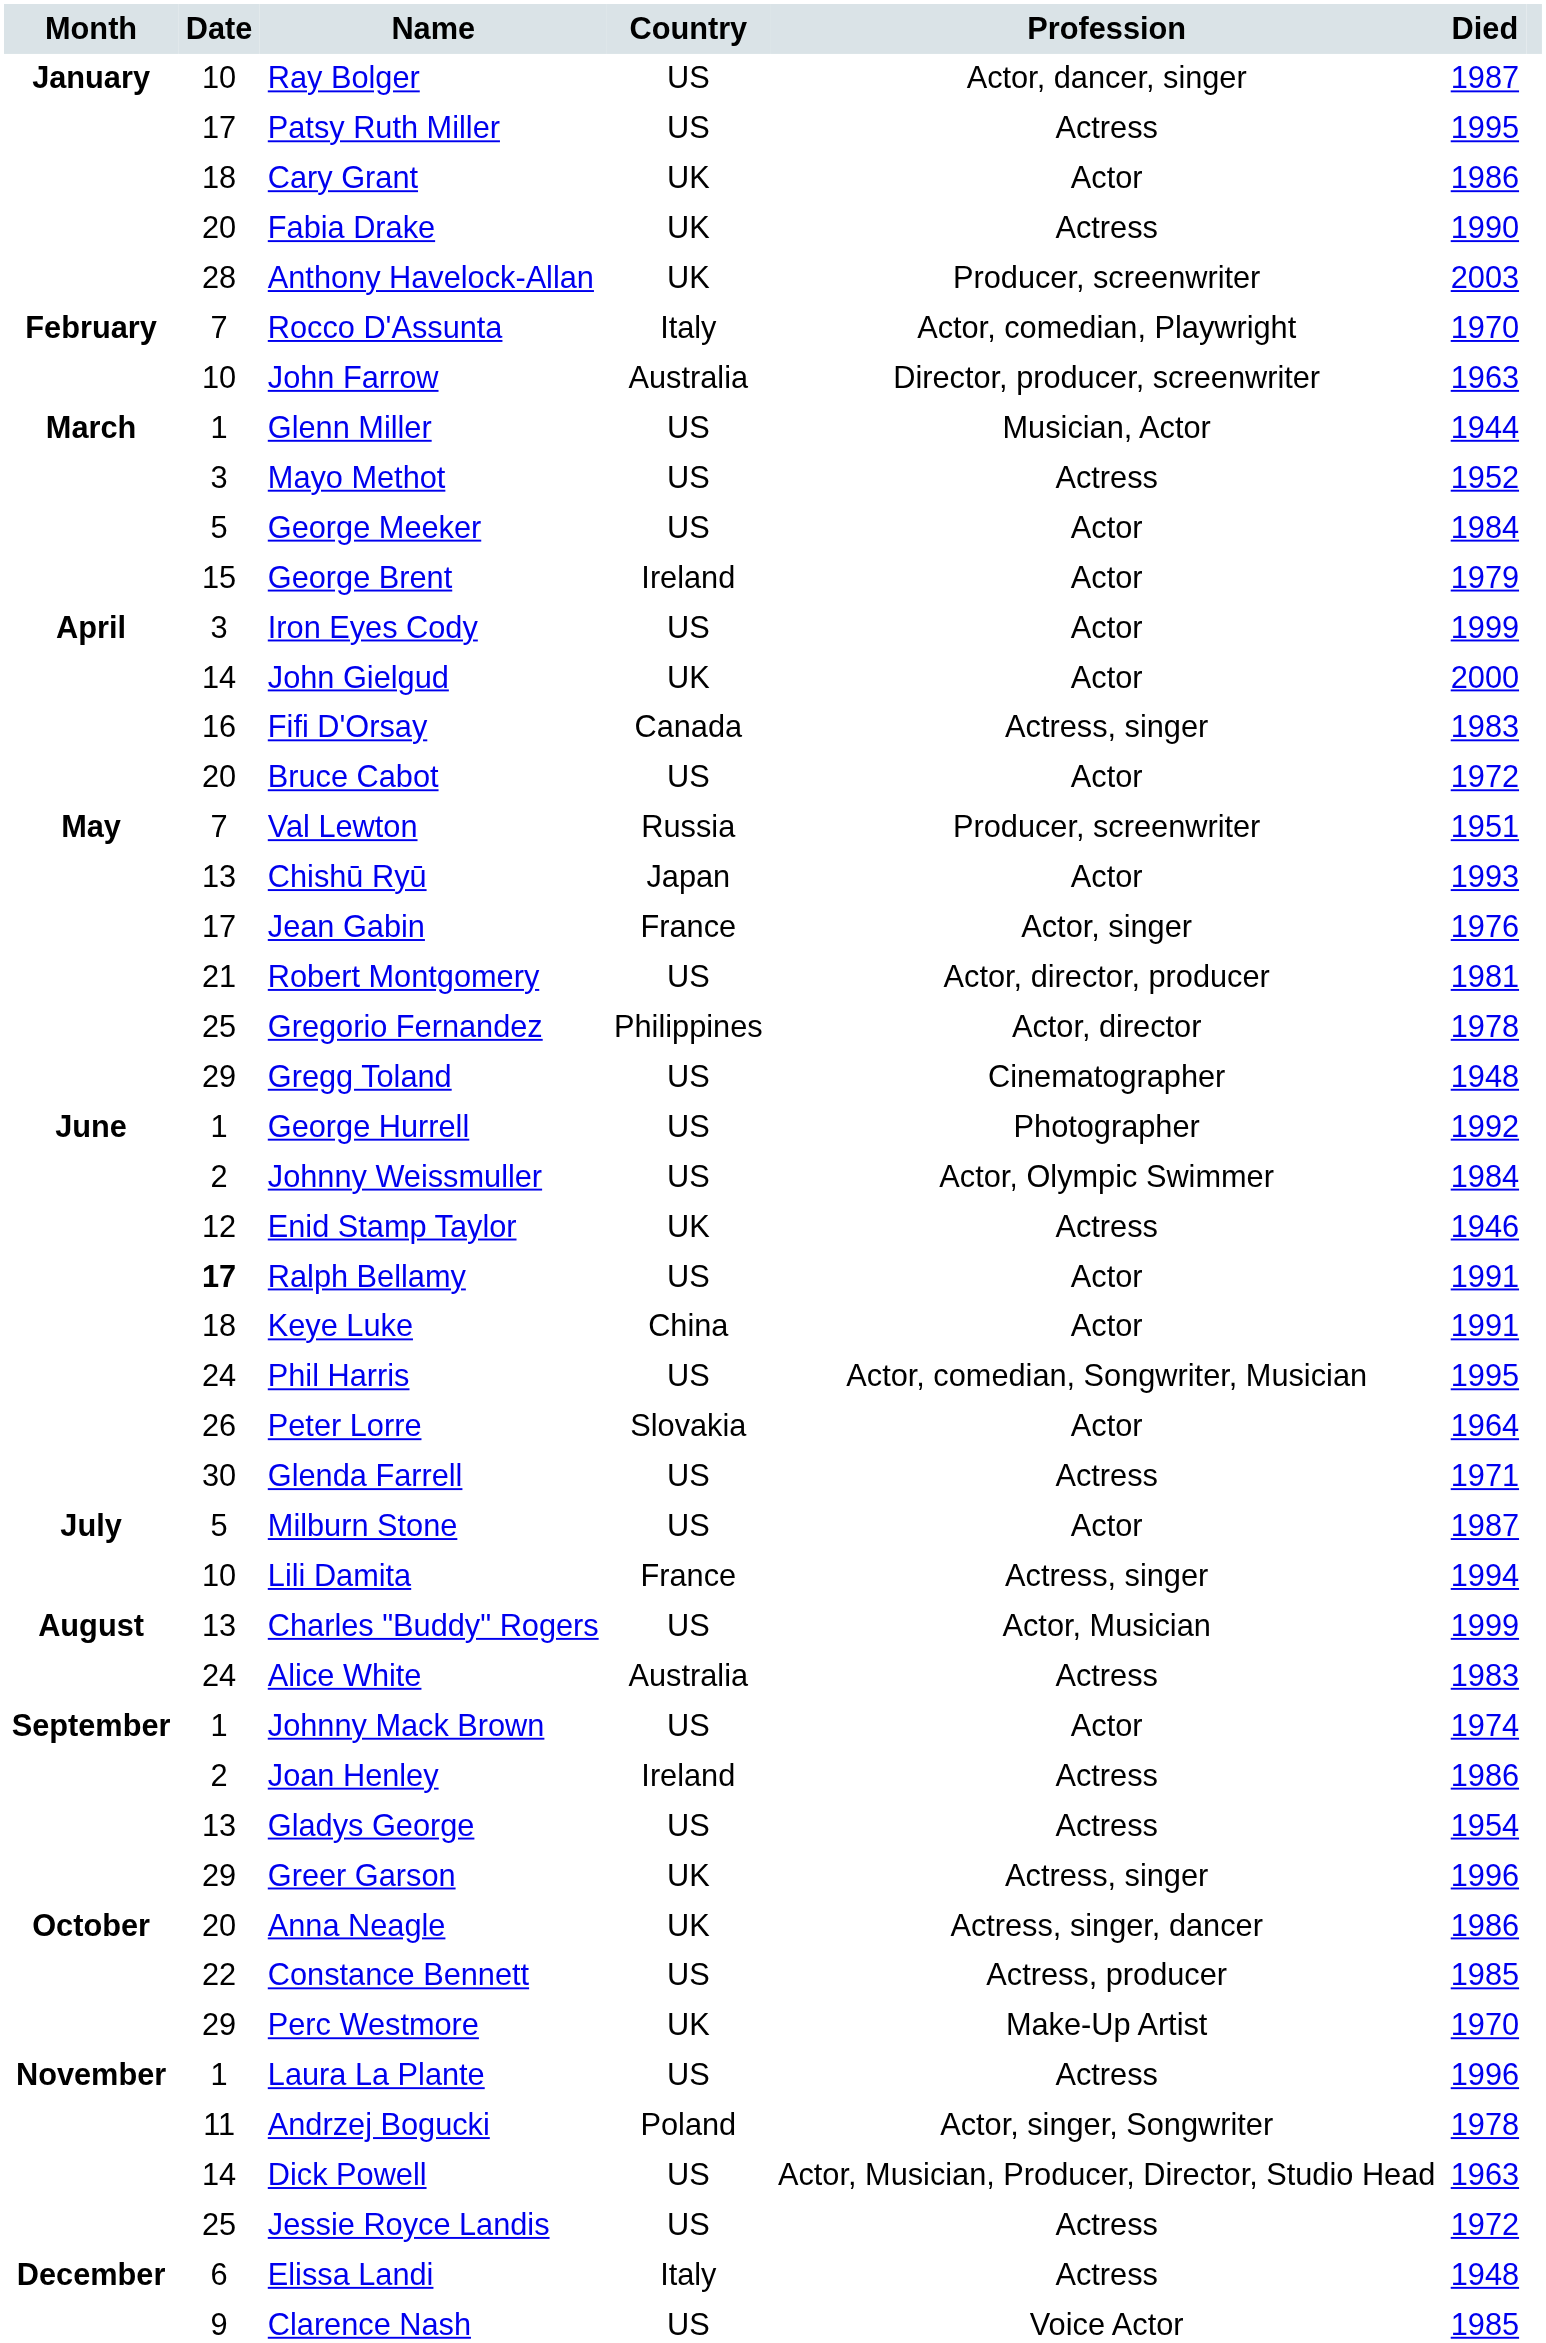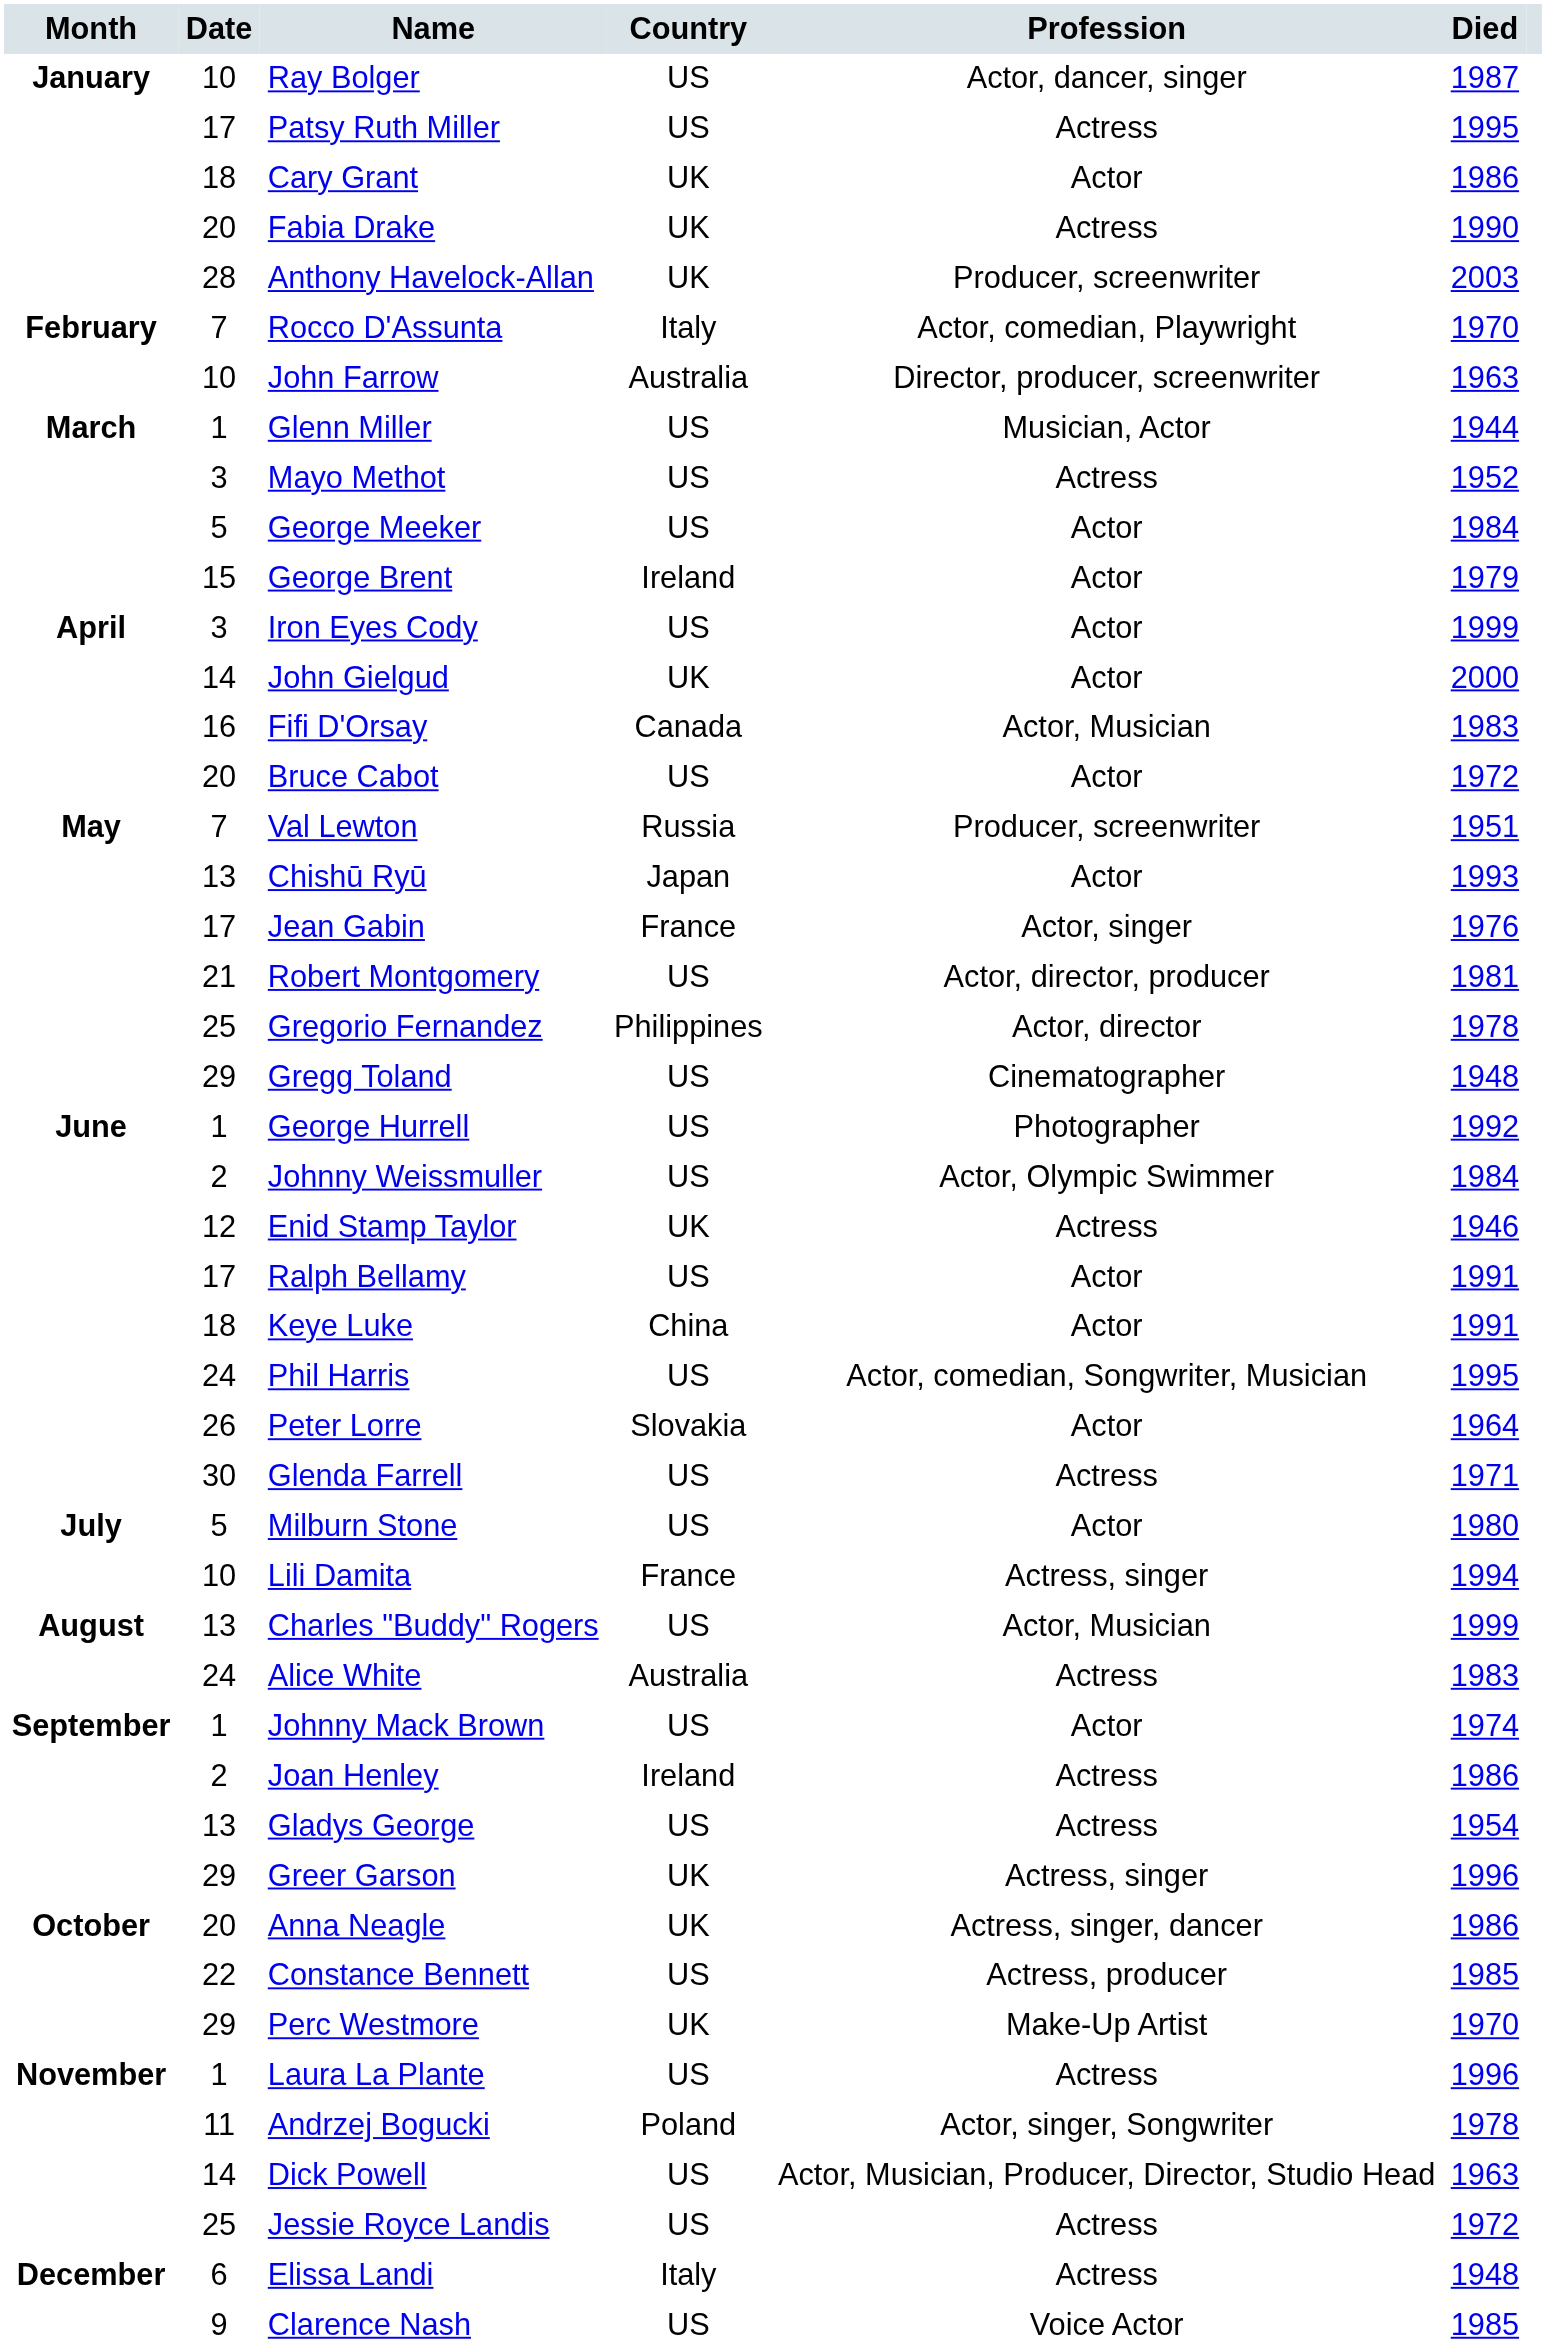(1107, 727) Actress, singer -> (1107, 727) Actor, Musician
(219, 1276) bold -> (219, 1276) normal
(1485, 1526) 1987 -> (1485, 1526) 1980
